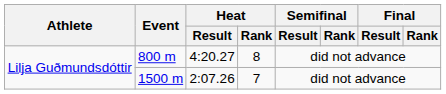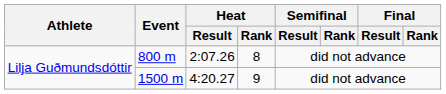(212, 57) 4:20.27 -> (212, 57) 2:07.26
(212, 79) 2:07.26 -> (212, 79) 4:20.27
(257, 79) 7 -> (257, 79) 9
